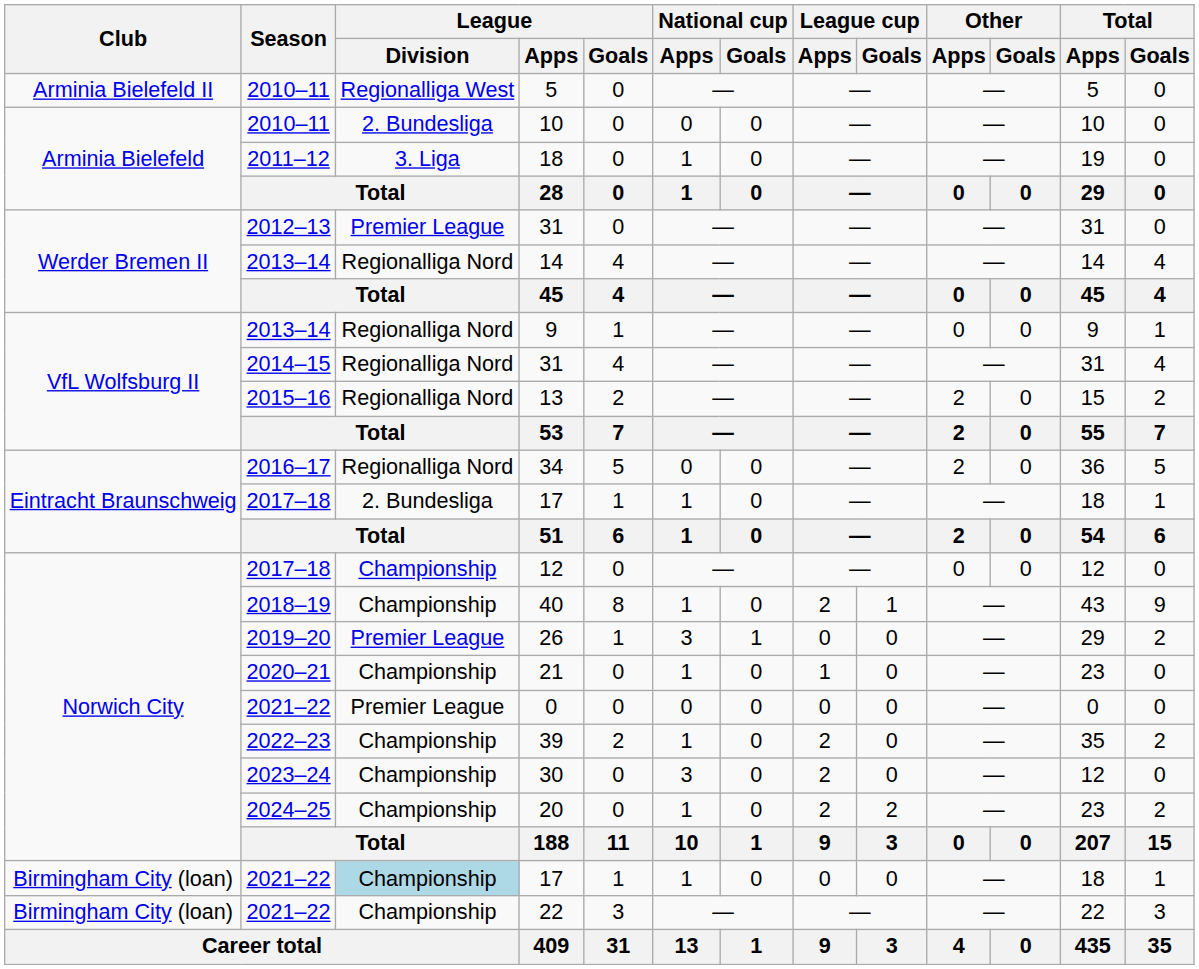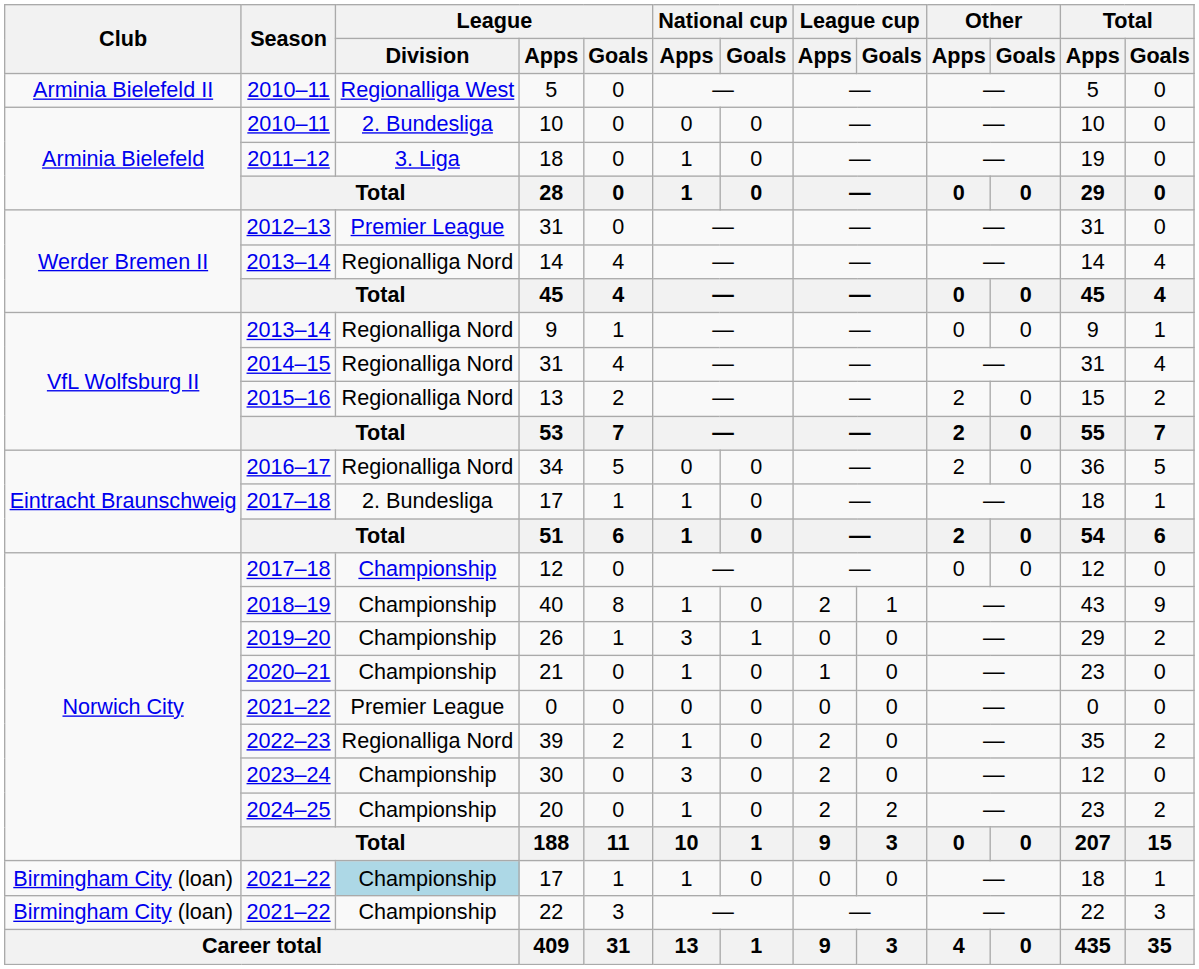(427, 638) Premier League -> (427, 638) Championship
(427, 741) Championship -> (427, 741) Regionalliga Nord
